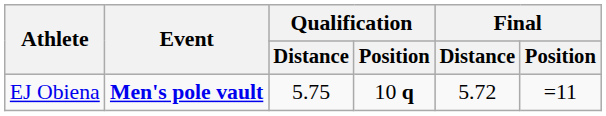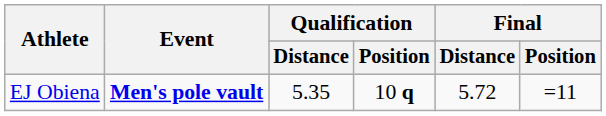(311, 92) 5.75 -> (311, 92) 5.35
